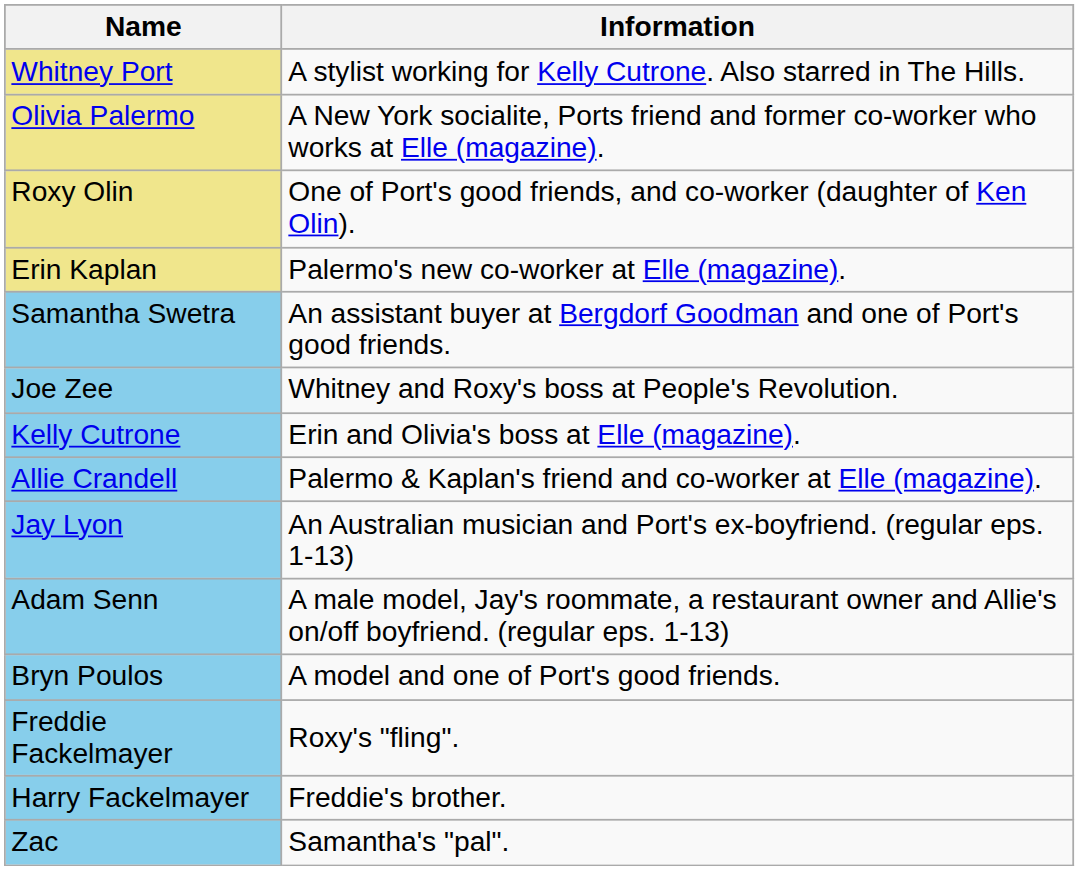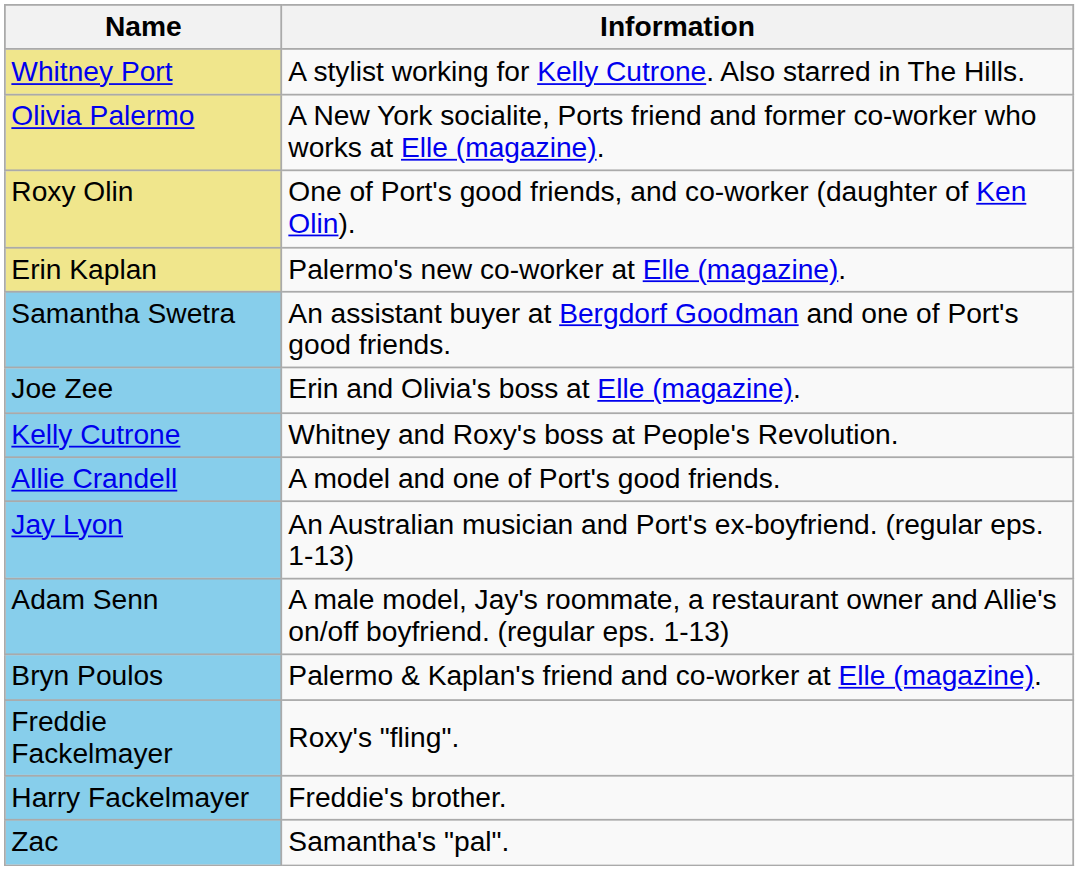(593, 389) Whitney and Roxy's boss at People's Revolution. -> (545, 389) Erin and Olivia's boss at Elle (magazine).
(545, 434) Erin and Olivia's boss at Elle (magazine). -> (593, 434) Whitney and Roxy's boss at People's Revolution.
(665, 479) Palermo & Kaplan's friend and co-worker at Elle (magazine). -> (534, 479) A model and one of Port's good friends.
(534, 676) A model and one of Port's good friends. -> (665, 676) Palermo & Kaplan's friend and co-worker at Elle (magazine).
